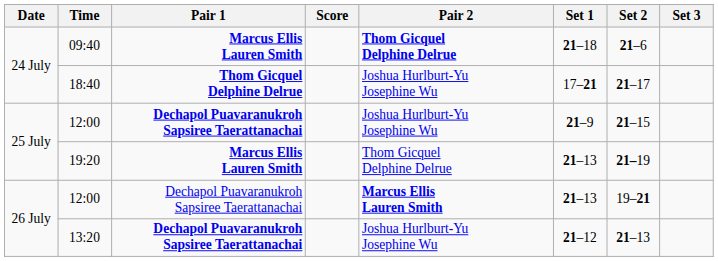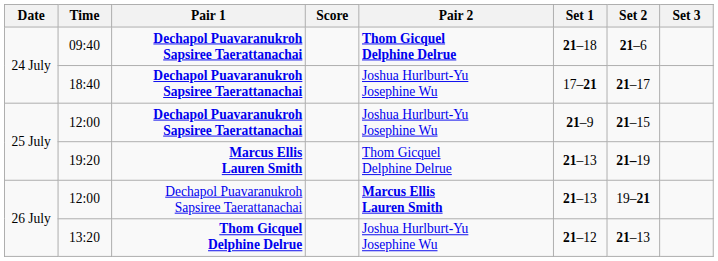(262, 46) Marcus Ellis Lauren Smith -> (228, 46) Dechapol Puavaranukroh Sapsiree Taerattanachai
(255, 84) Thom Gicquel Delphine Delrue -> (228, 84) Dechapol Puavaranukroh Sapsiree Taerattanachai
(228, 237) Dechapol Puavaranukroh Sapsiree Taerattanachai -> (255, 237) Thom Gicquel Delphine Delrue
